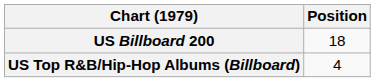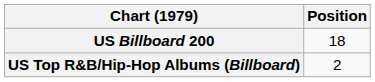(337, 64) 4 -> (337, 64) 2
